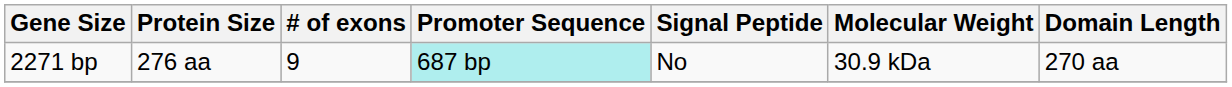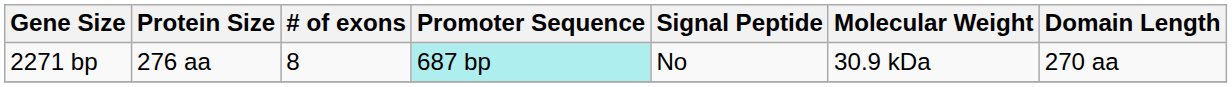(293, 61) 9 -> (293, 61) 8
